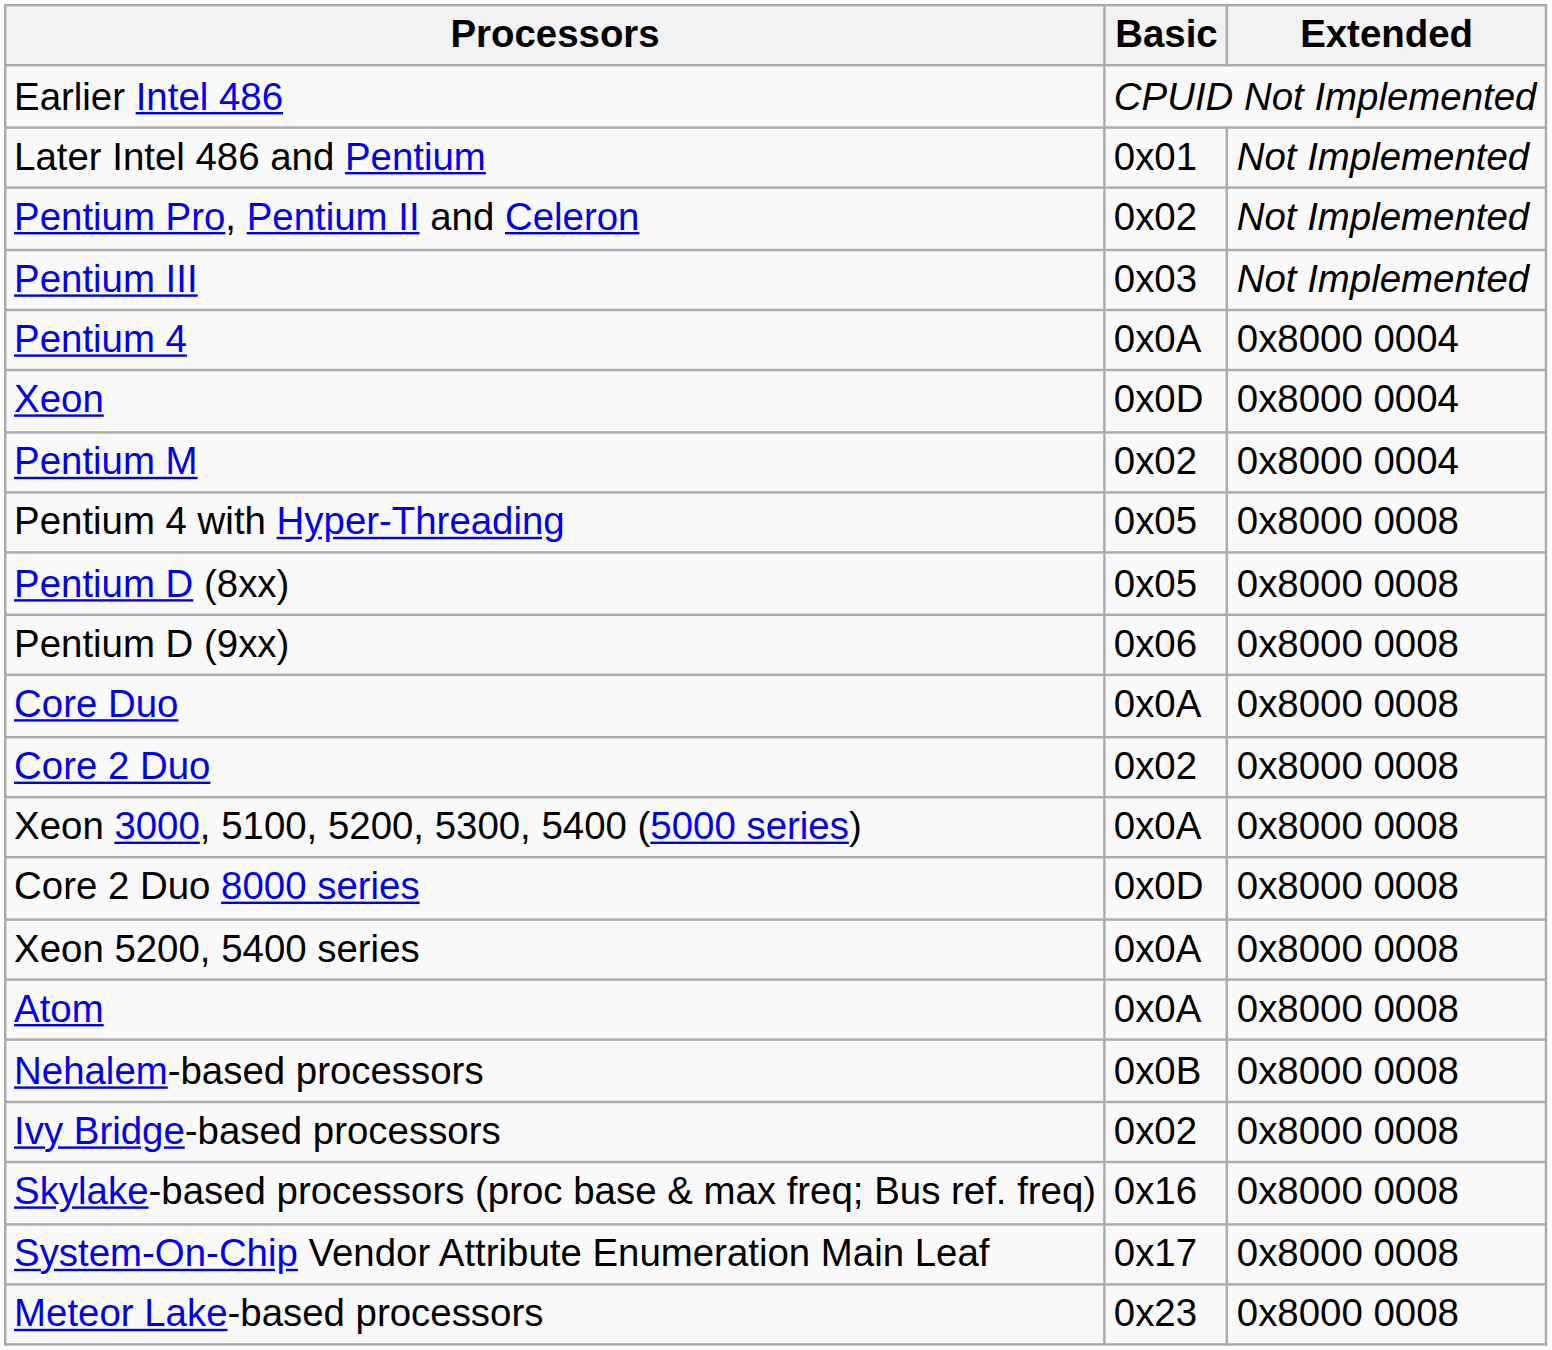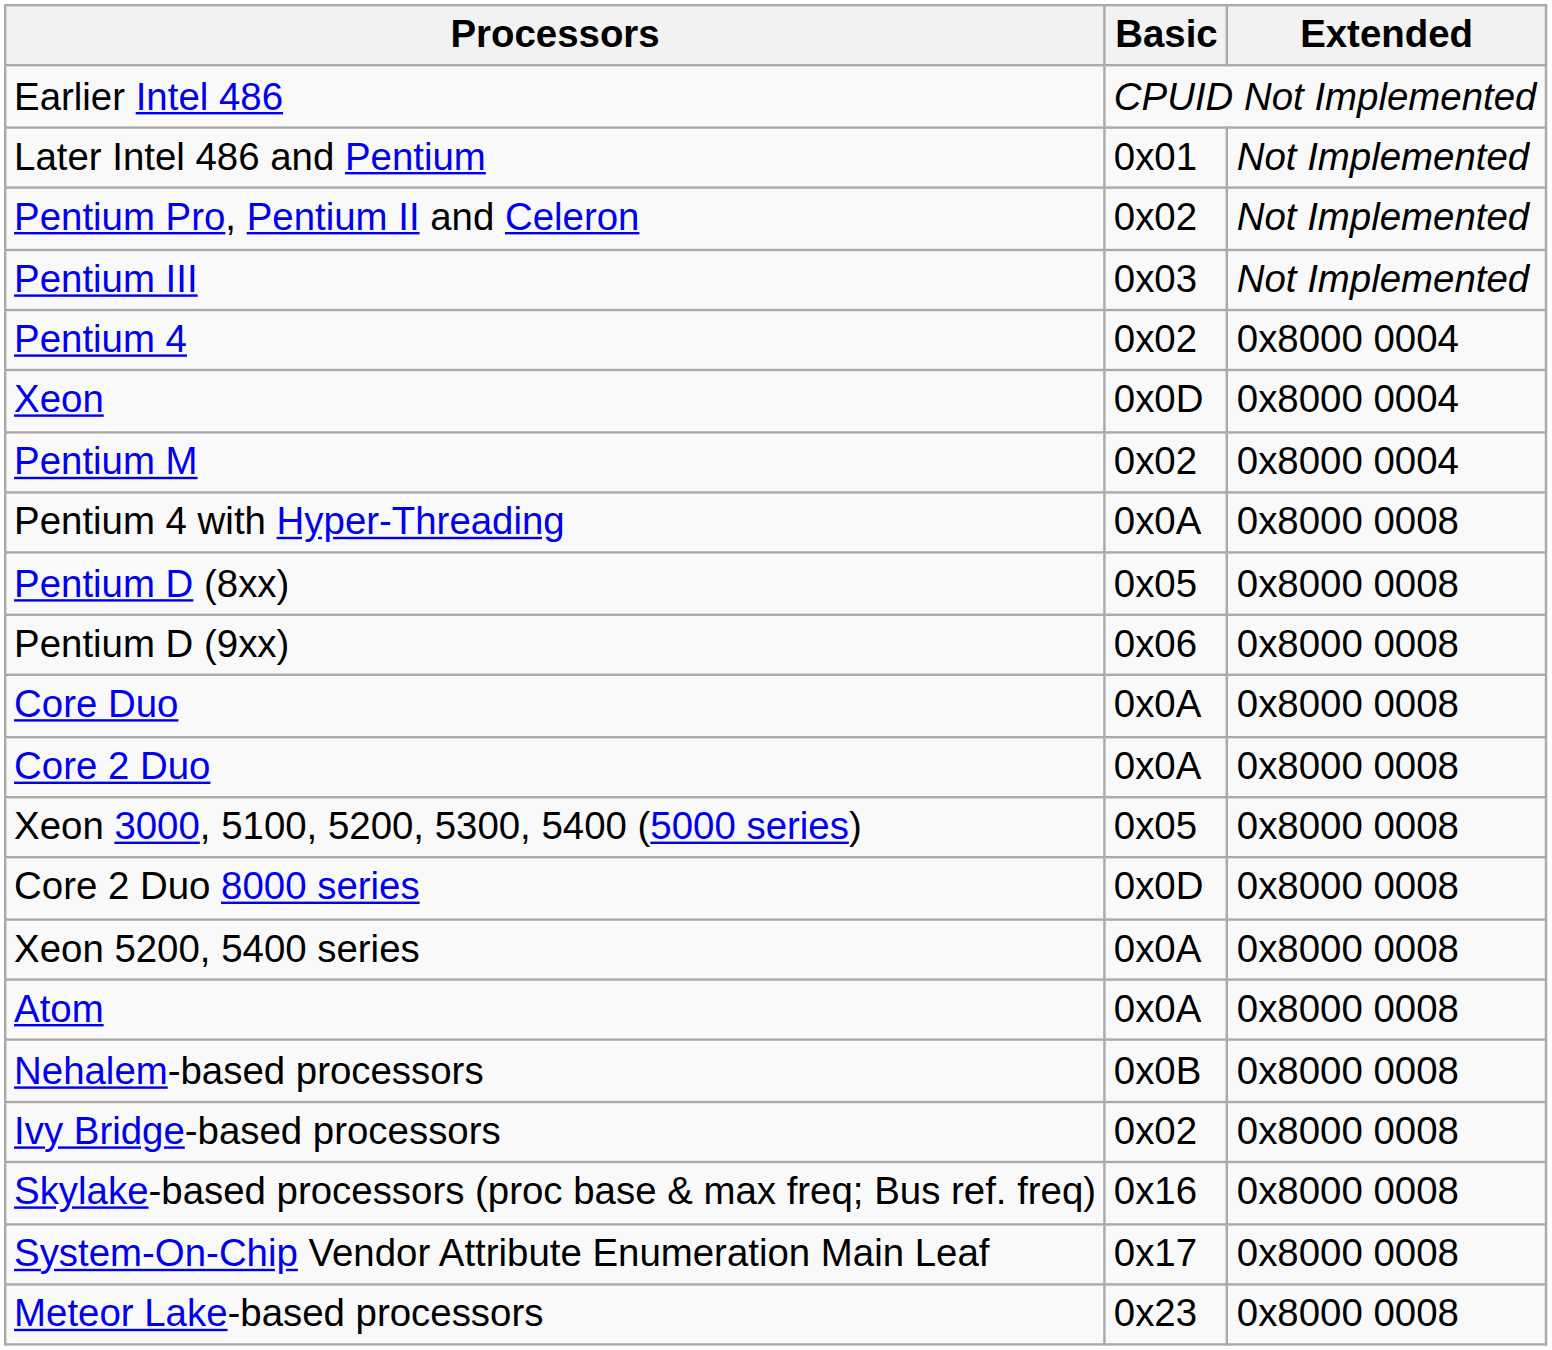(1158, 339) 0x0A -> (1155, 339) 0x02
(1155, 522) 0x05 -> (1158, 522) 0x0A
(1155, 765) 0x02 -> (1158, 765) 0x0A
(1158, 826) 0x0A -> (1155, 826) 0x05
